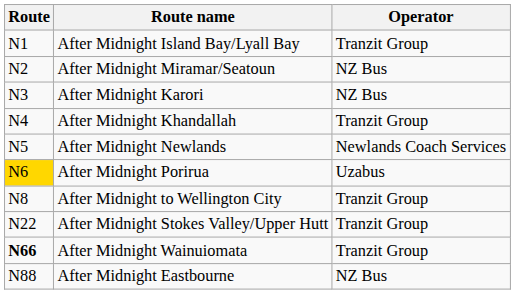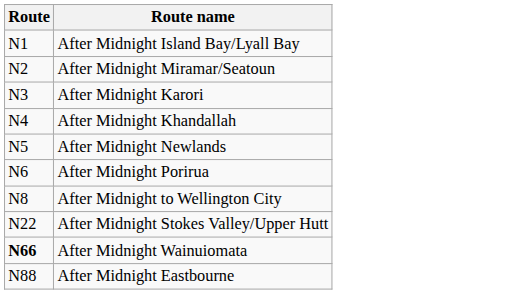- column: (421, 17)
(18, 172) gold background -> (18, 172) no background
